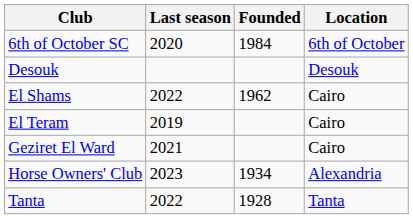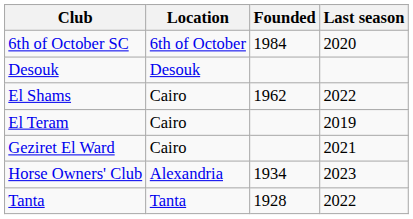columns swapped: (356, 17) <-> (190, 17)
